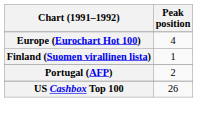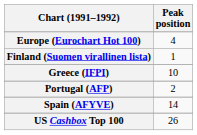+ row: (79, 72)
+ row: (79, 105)
